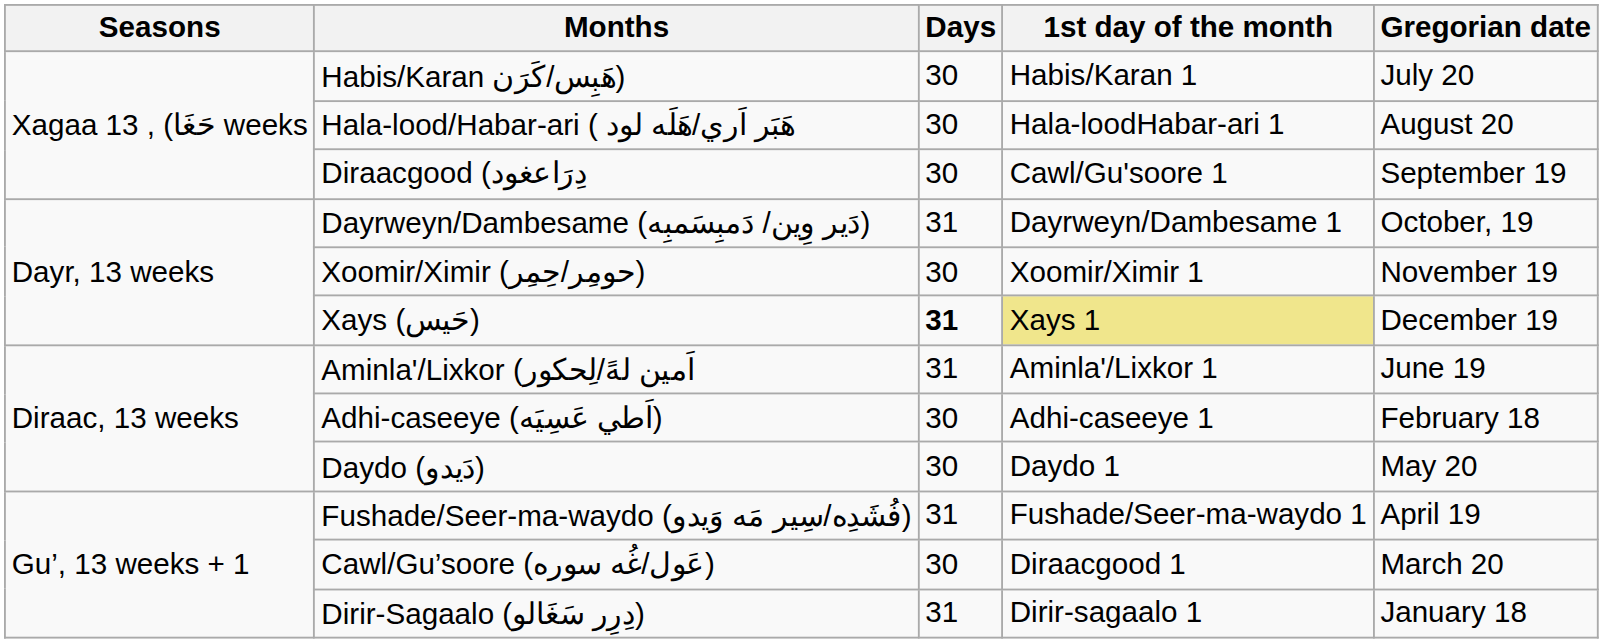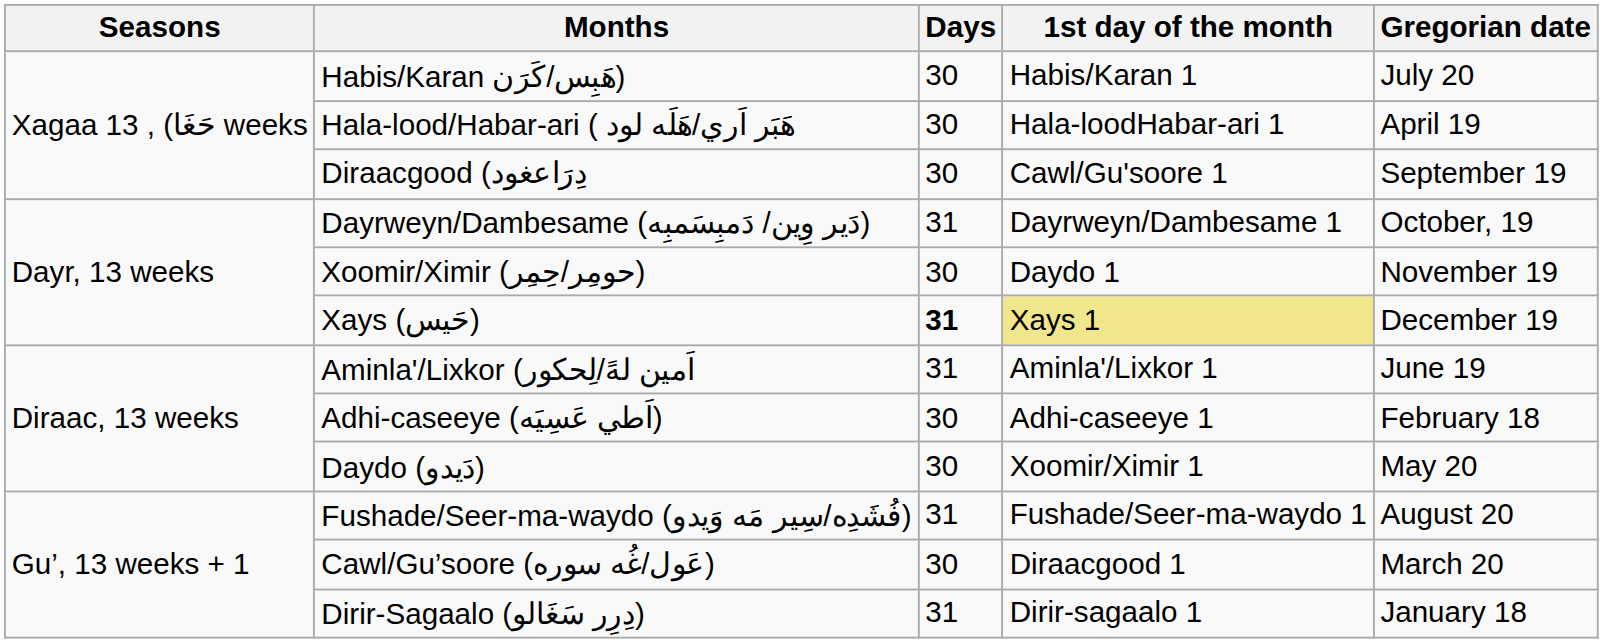(1447, 124) August 20 -> (1431, 124) April 19
(1107, 271) Xoomir/Ximir 1 -> (1065, 271) Daydo 1
(1065, 466) Daydo 1 -> (1107, 466) Xoomir/Ximir 1
(1431, 514) April 19 -> (1447, 514) August 20
